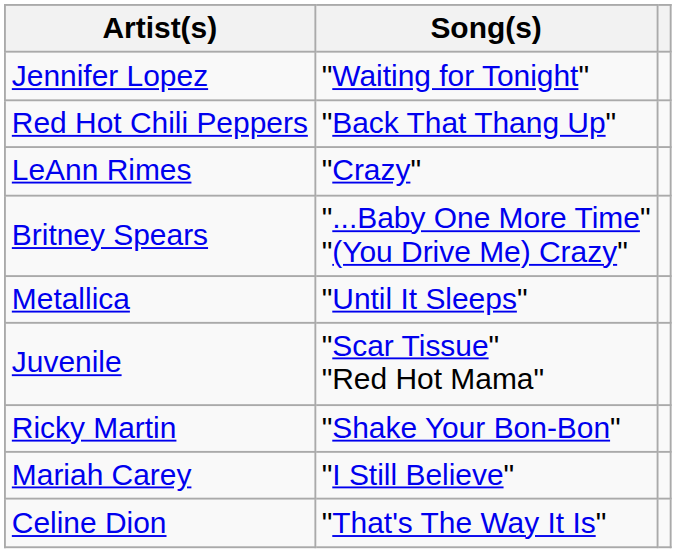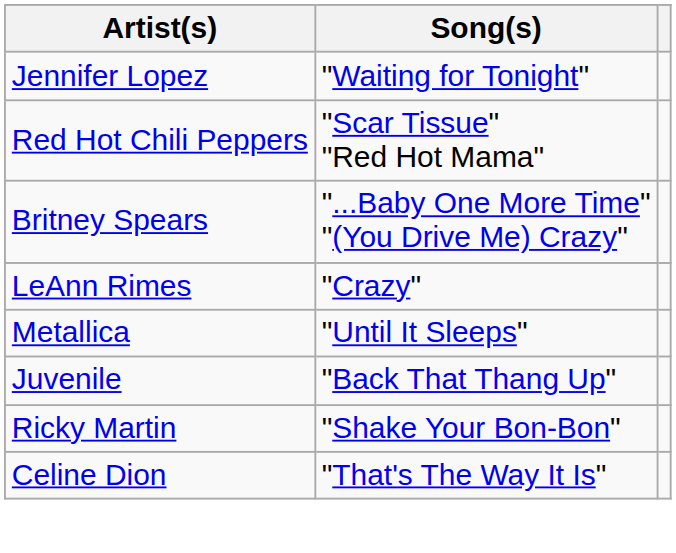(469, 123) "Back That Thang Up" -> (433, 139) "Scar Tissue" "Red Hot Mama"
rows swapped: (110, 234) <-> (102, 170)
(433, 363) "Scar Tissue" "Red Hot Mama" -> (469, 380) "Back That Thang Up"
- row: (102, 475)
